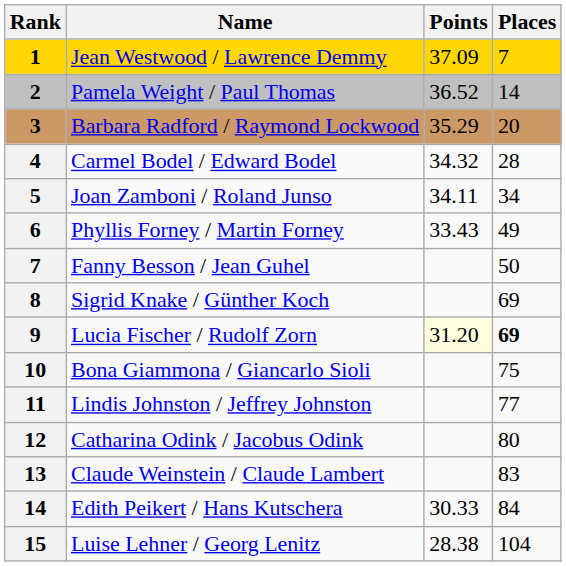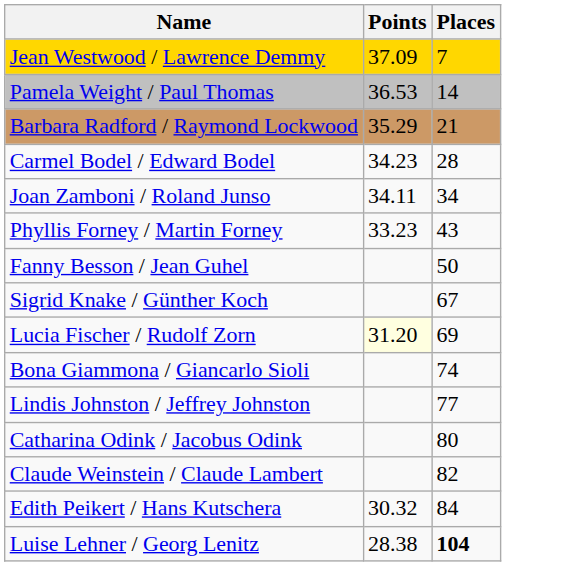- column: (35, 21)
(454, 91) 36.52 -> (393, 91) 36.53
(509, 126) 20 -> (448, 126) 21
(454, 160) 34.32 -> (393, 160) 34.23
(454, 230) 33.43 -> (393, 230) 33.23
(509, 230) 49 -> (448, 230) 43
(509, 299) 69 -> (448, 299) 67
(509, 334) bold -> (448, 334) normal
(509, 369) 75 -> (448, 369) 74
(509, 473) 83 -> (448, 473) 82
(454, 508) 30.33 -> (393, 508) 30.32
(514, 543) normal -> (453, 543) bold
